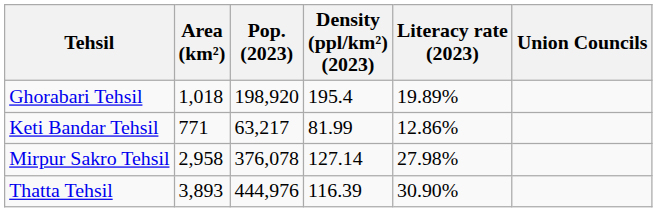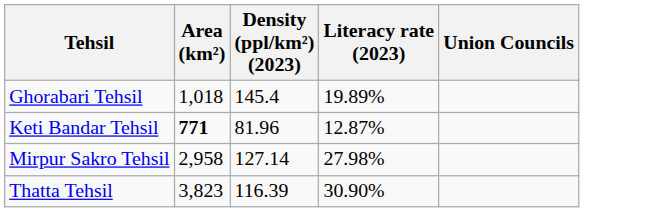- column: (267, 42)
(330, 96) 195.4 -> (257, 96) 145.4
(193, 127) normal -> (193, 127) bold
(330, 127) 81.99 -> (257, 127) 81.96
(428, 127) 12.86% -> (354, 127) 12.87%
(201, 190) 3,893 -> (201, 190) 3,823
